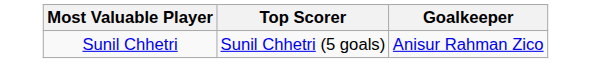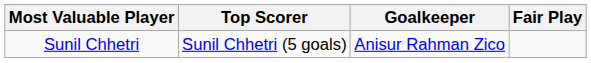+ column: (547, 17)
